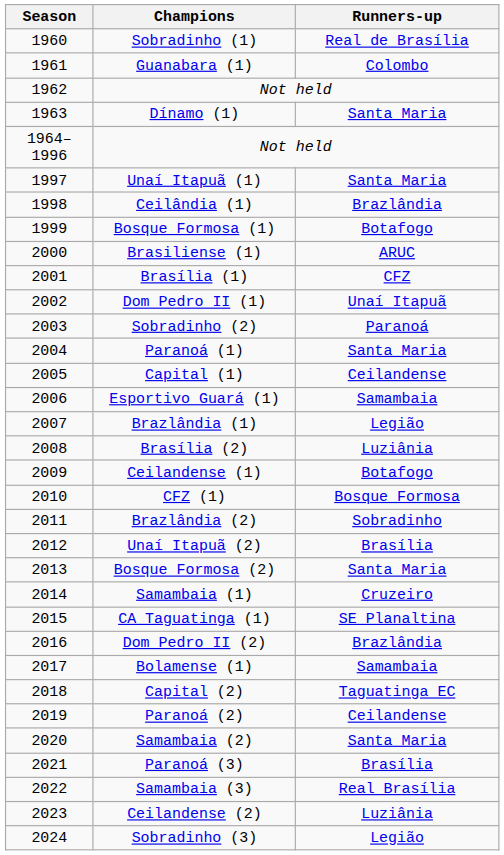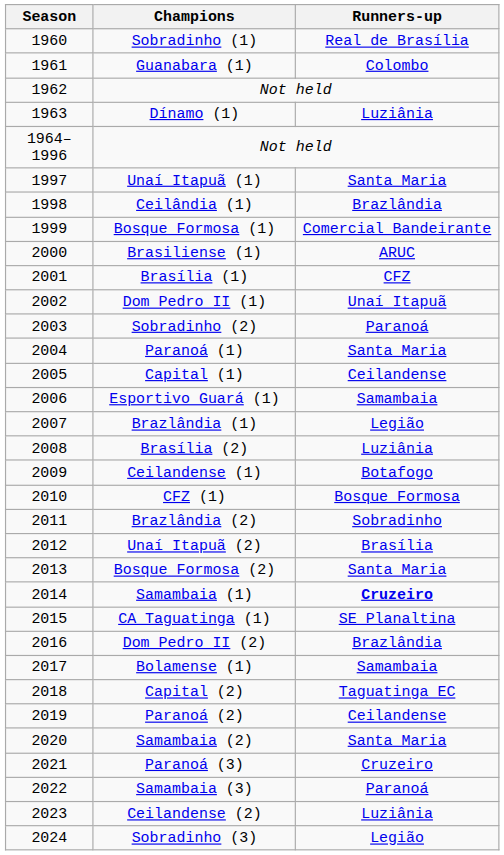(397, 114) Santa Maria -> (397, 114) Luziânia
(397, 229) Botafogo -> (397, 229) Comercial Bandeirante
(397, 594) normal -> (397, 594) bold
(397, 765) Brasília -> (397, 765) Cruzeiro
(397, 789) Real Brasília -> (397, 789) Paranoá
